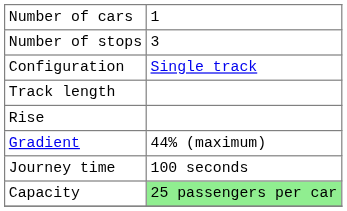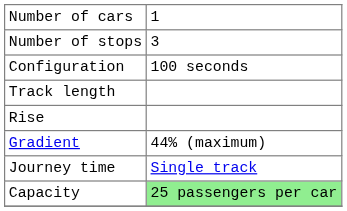(204, 68) Single track -> (199, 68) 100 seconds
(199, 168) 100 seconds -> (204, 168) Single track
